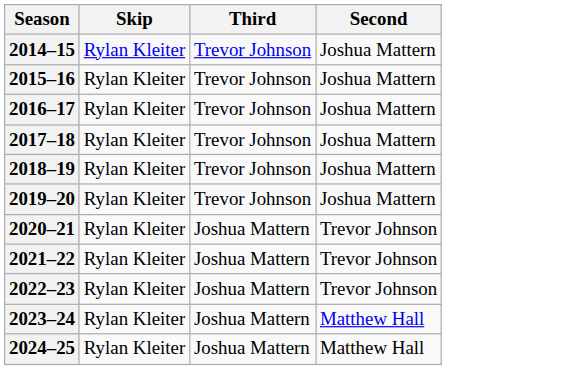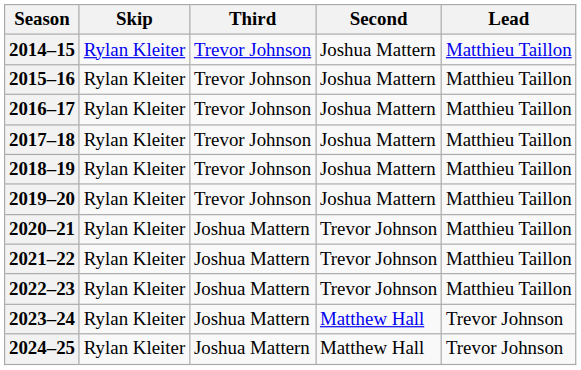+ column: (509, 19)
